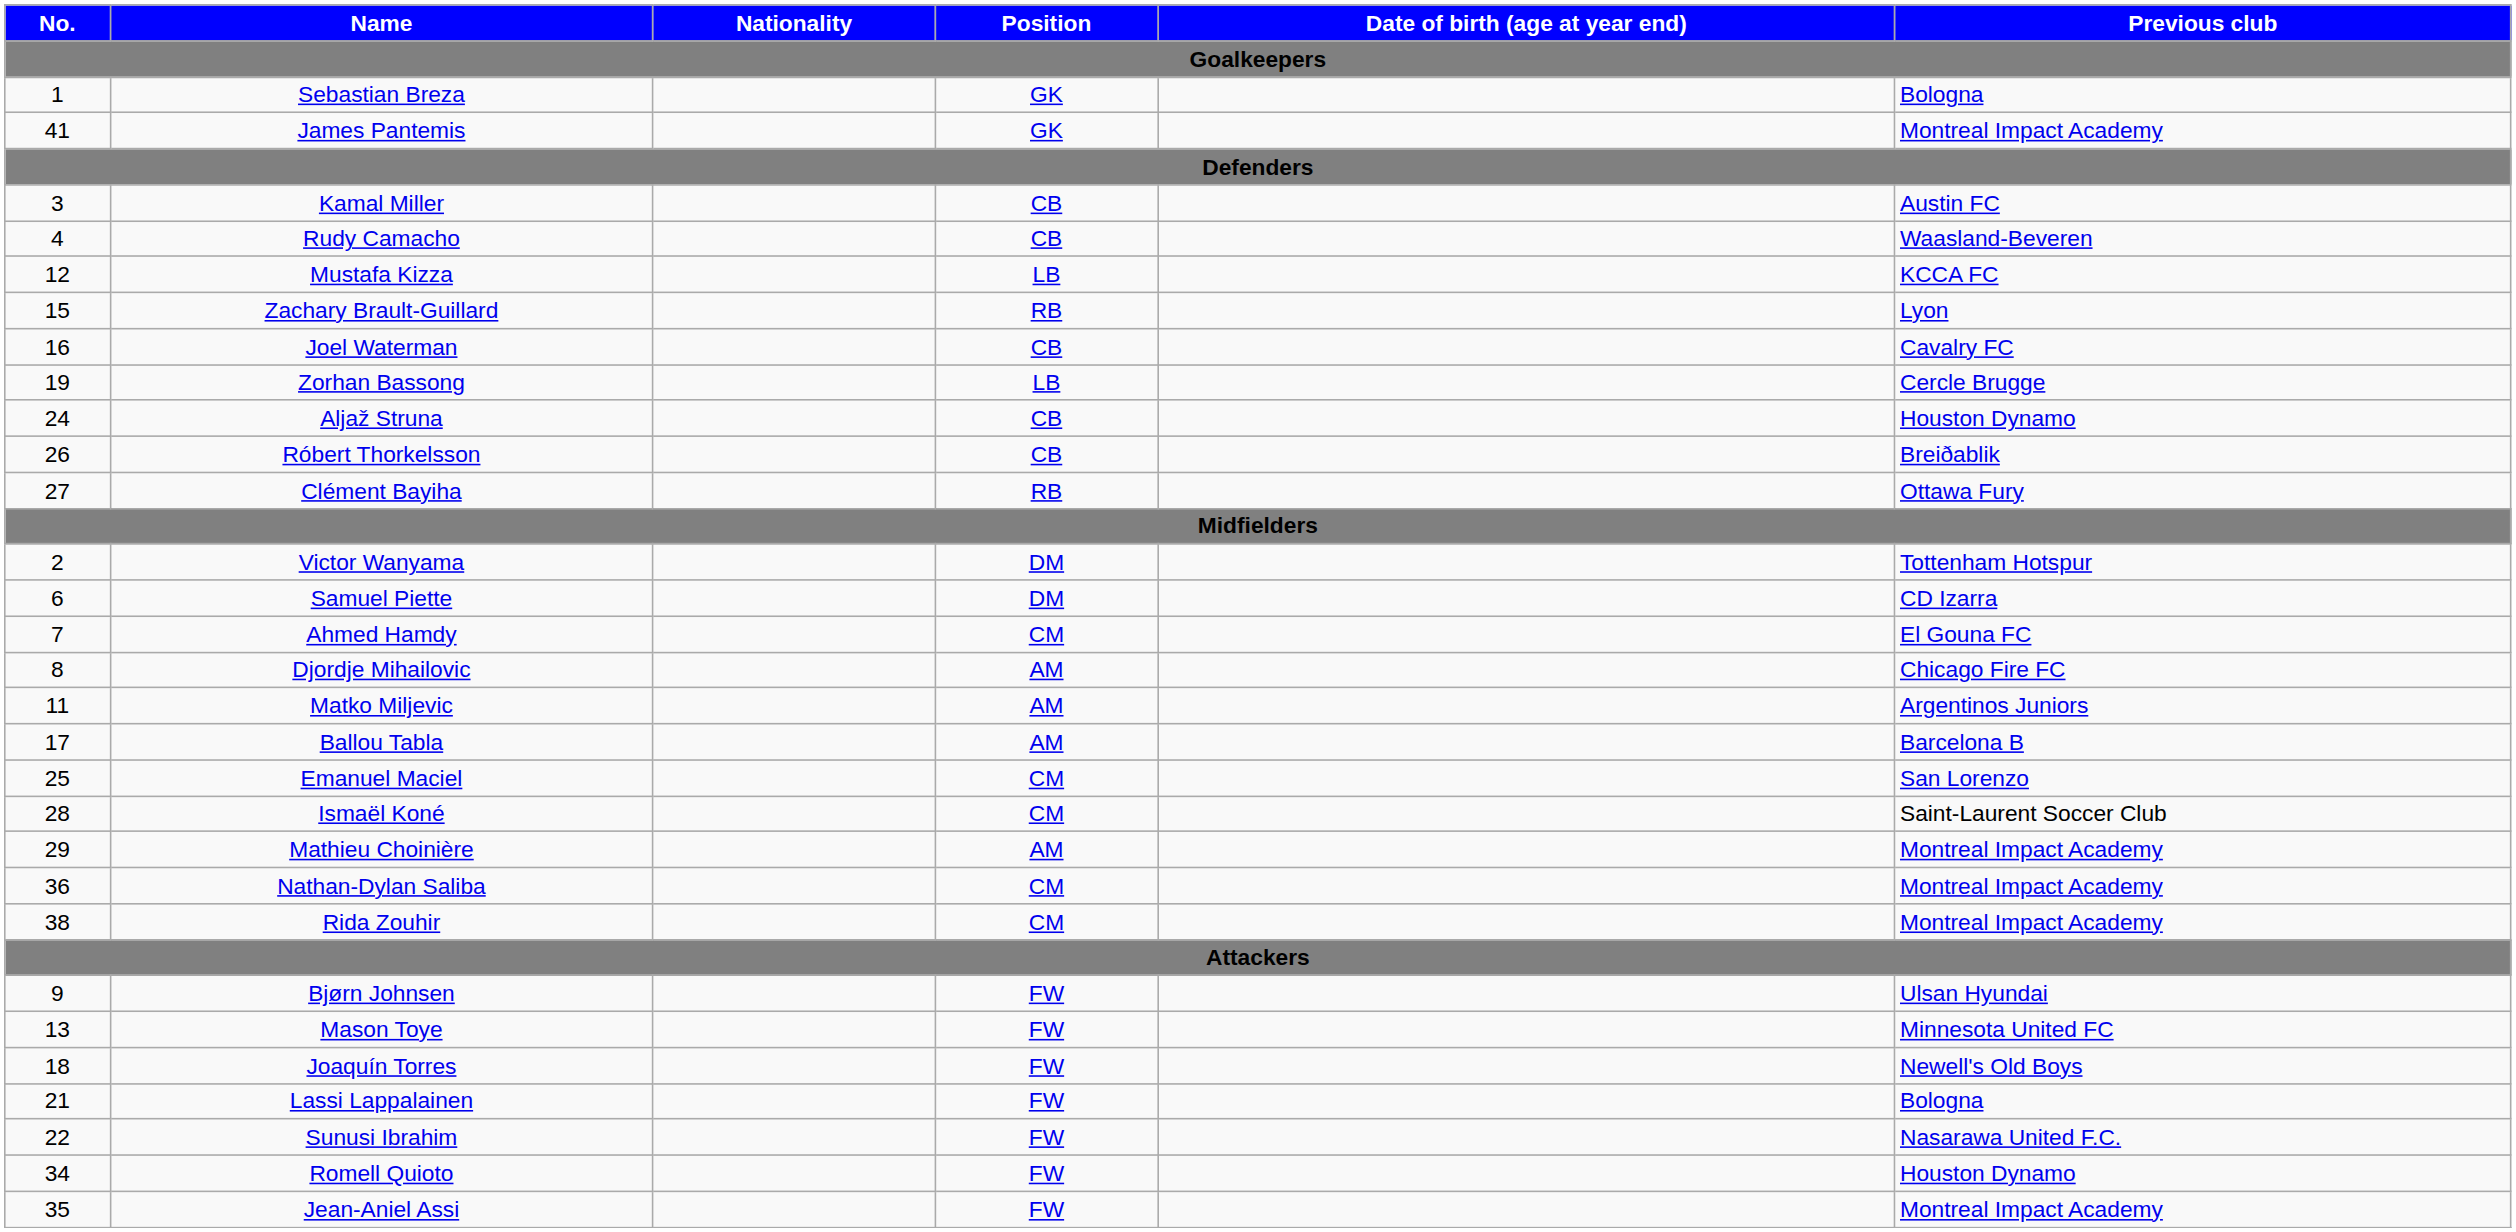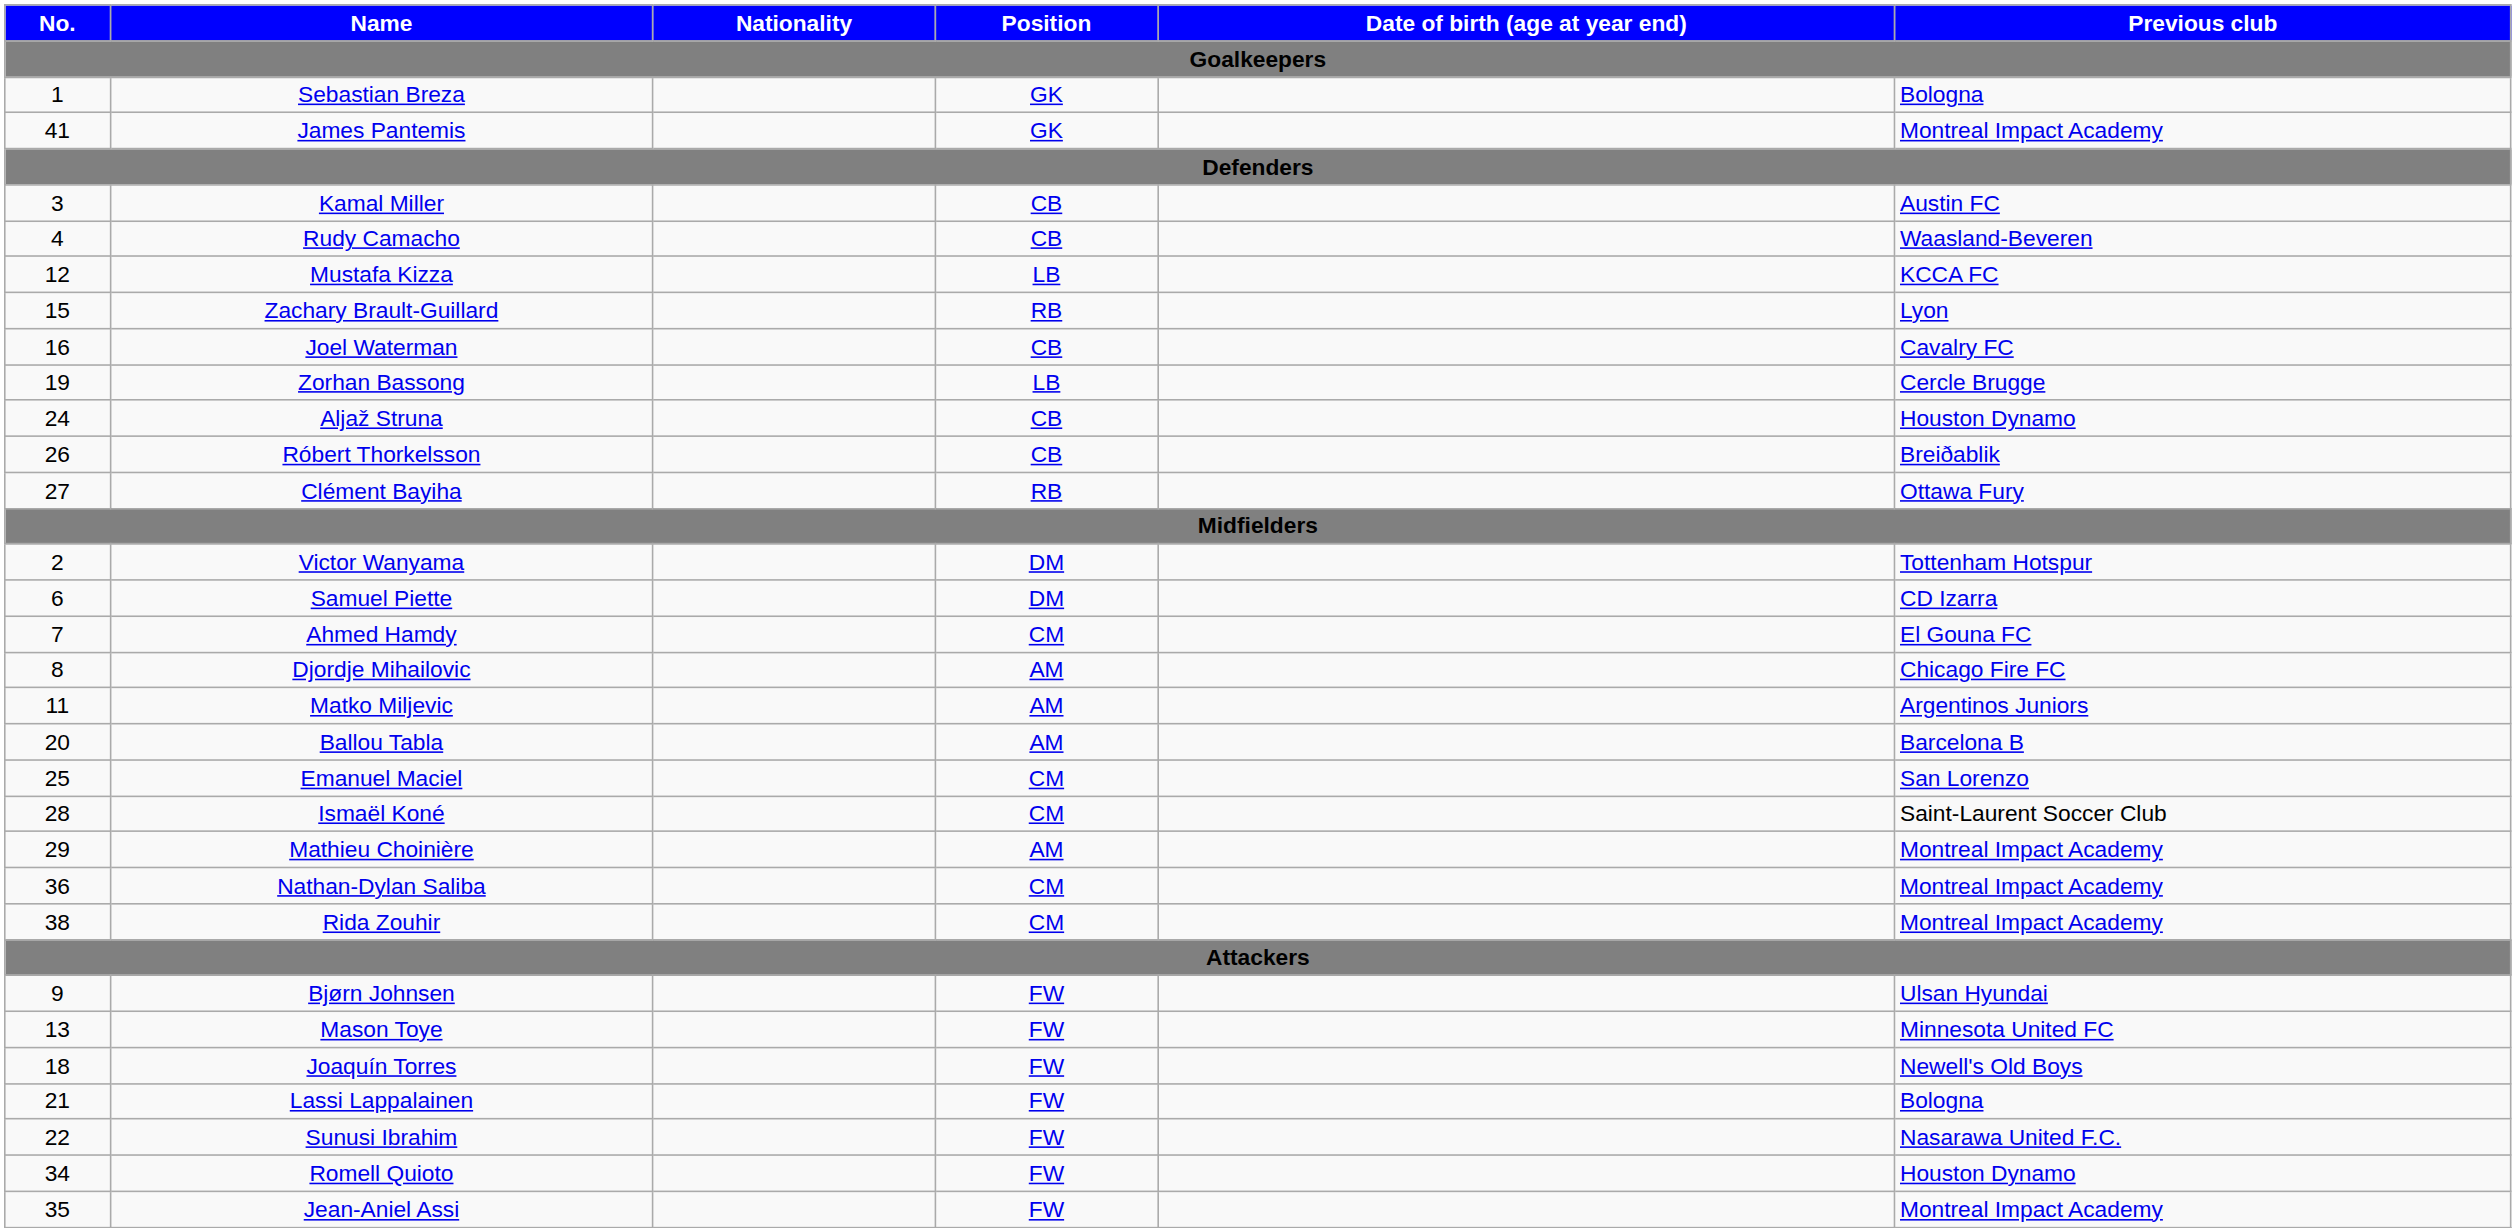(57, 742) 17 -> (57, 742) 20
